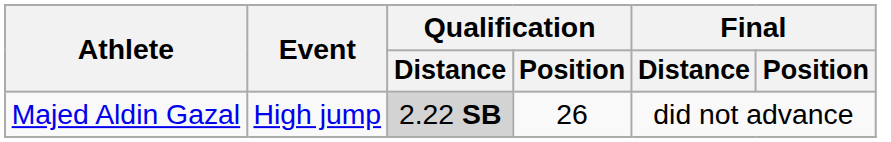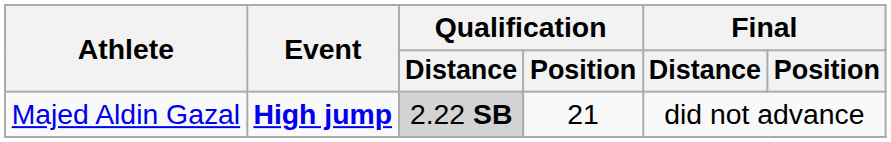(317, 115) normal -> (323, 115) bold
(572, 115) 26 -> (583, 115) 21
